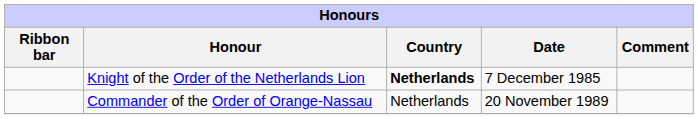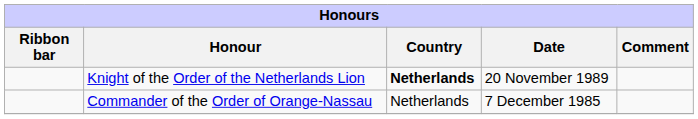(543, 78) 7 December 1985 -> (547, 78) 20 November 1989
(547, 101) 20 November 1989 -> (543, 101) 7 December 1985
